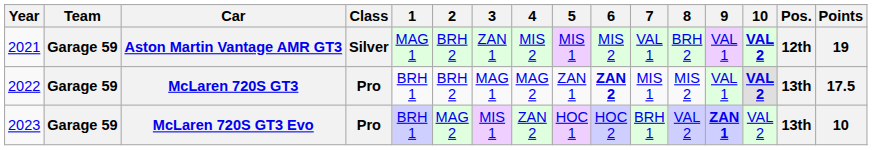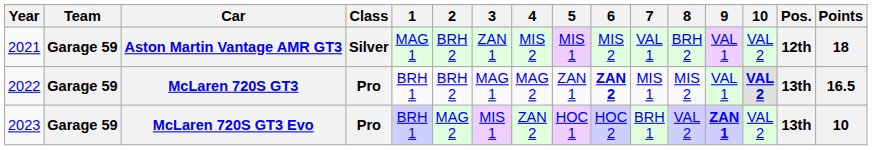(760, 47) bold -> (760, 47) normal
(841, 47) 19 -> (841, 47) 18
(841, 86) 17.5 -> (841, 86) 16.5
